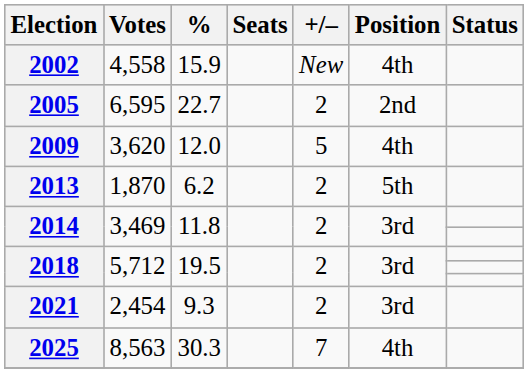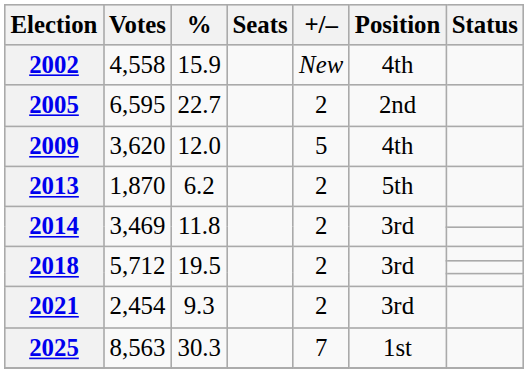(398, 346) 4th -> (398, 346) 1st
